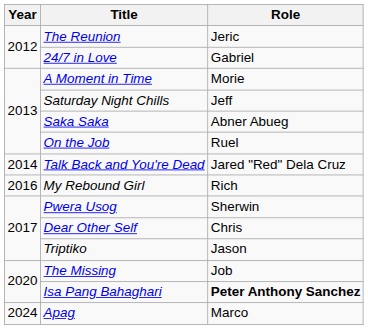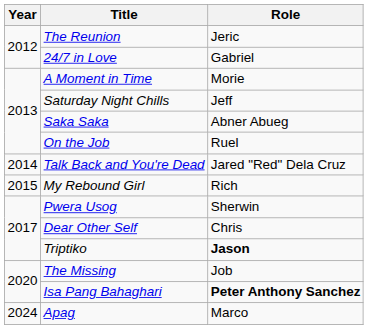(22, 185) 2016 -> (22, 185) 2015
(229, 249) normal -> (230, 249) bold
